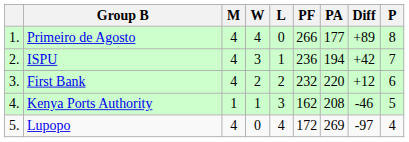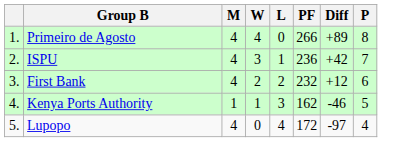- column: (334, 15)
